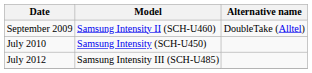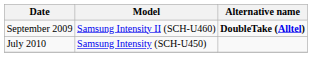(264, 28) normal -> (263, 28) bold
- row: (26, 60)
